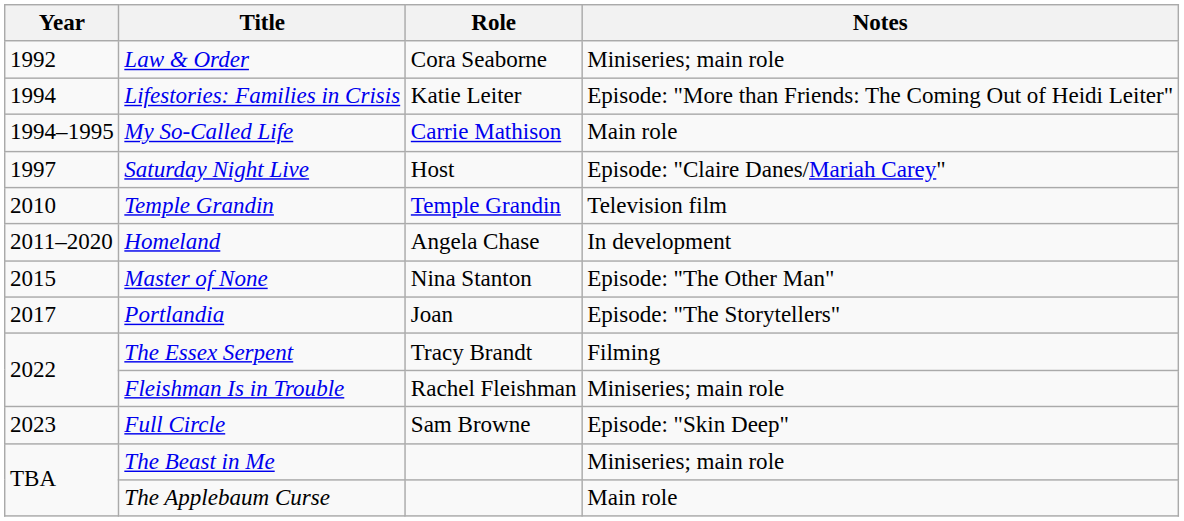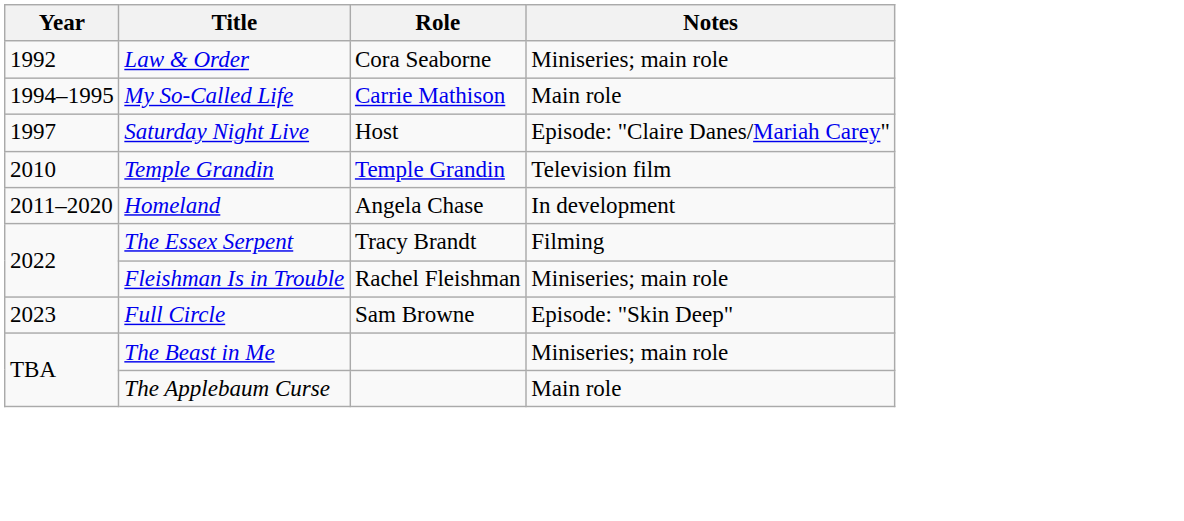- row: (262, 95)
- row: (196, 278)
- row: (174, 315)
